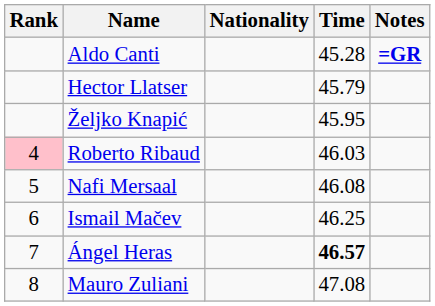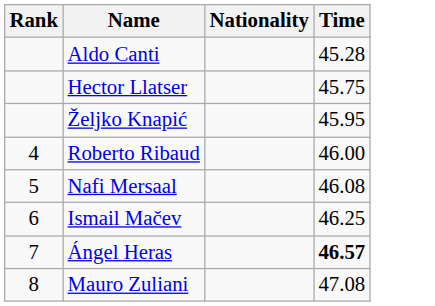- column: (400, 20)
(342, 86) 45.79 -> (342, 86) 45.75
(34, 152) pink background -> (34, 152) no background
(342, 152) 46.03 -> (342, 152) 46.00
